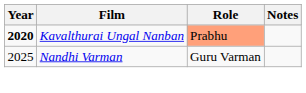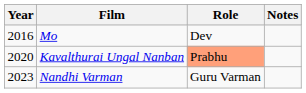+ row: (48, 35)
(21, 35) bold -> (21, 56) normal
(21, 56) 2025 -> (21, 77) 2023
